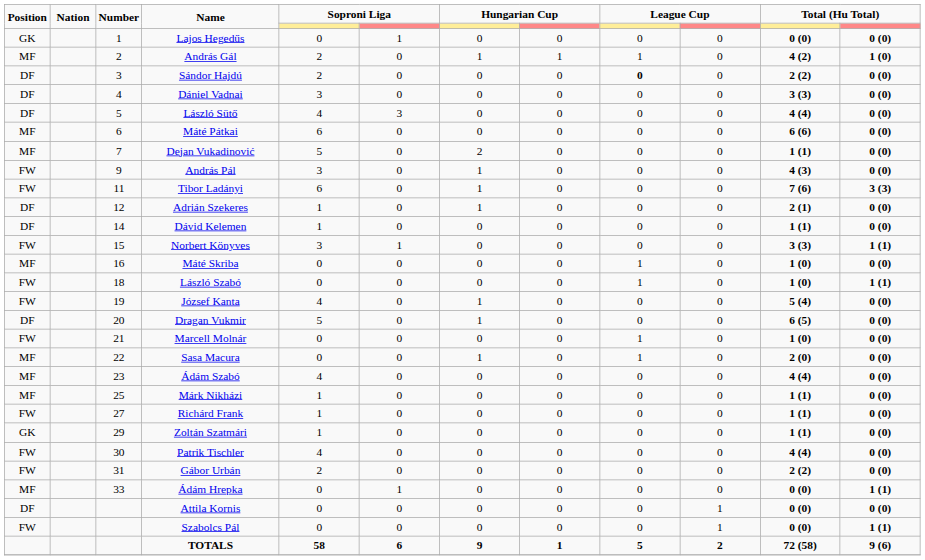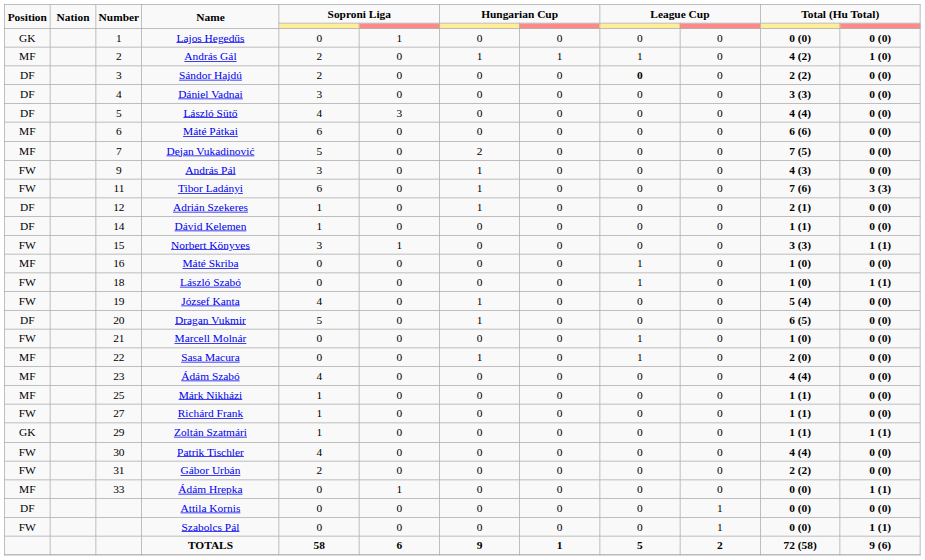(800, 150) 1 (1) -> (800, 150) 7 (5)
(880, 432) 0 (0) -> (880, 432) 1 (1)
